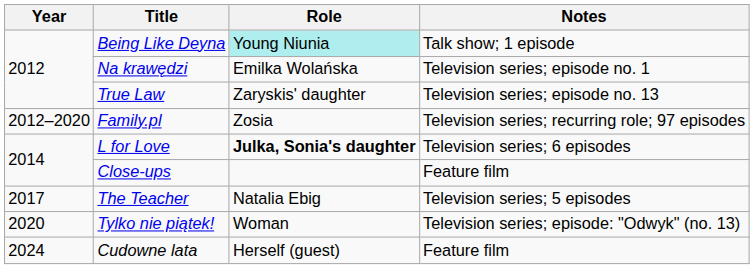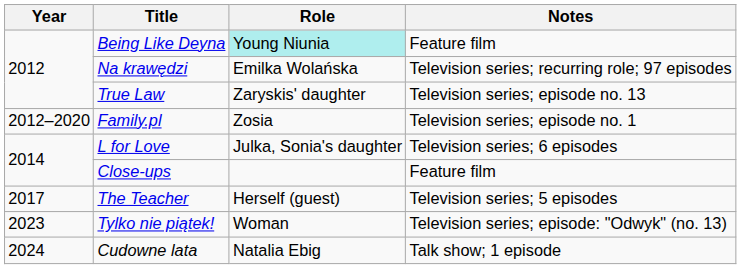(499, 43) Talk show; 1 episode -> (453, 43) Feature film
(536, 69) Television series; episode no. 1 -> (571, 69) Television series; recurring role; 97 episodes
(584, 120) Television series; recurring role; 97 episodes -> (523, 120) Television series; episode no. 1
(324, 146) bold -> (318, 146) normal
(277, 198) Natalia Ebig -> (286, 198) Herself (guest)
(26, 224) 2020 -> (26, 224) 2023
(286, 250) Herself (guest) -> (277, 250) Natalia Ebig
(466, 250) Feature film -> (485, 250) Talk show; 1 episode
